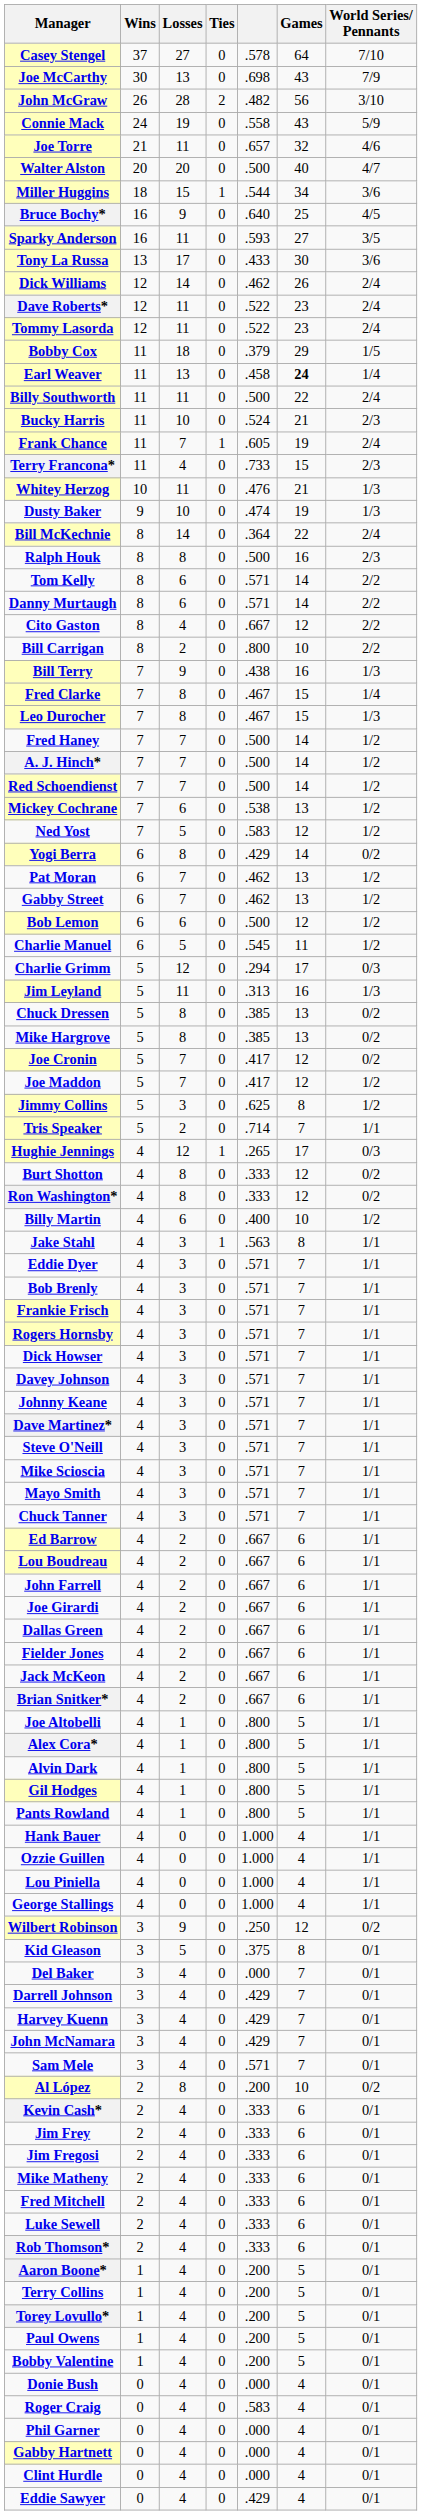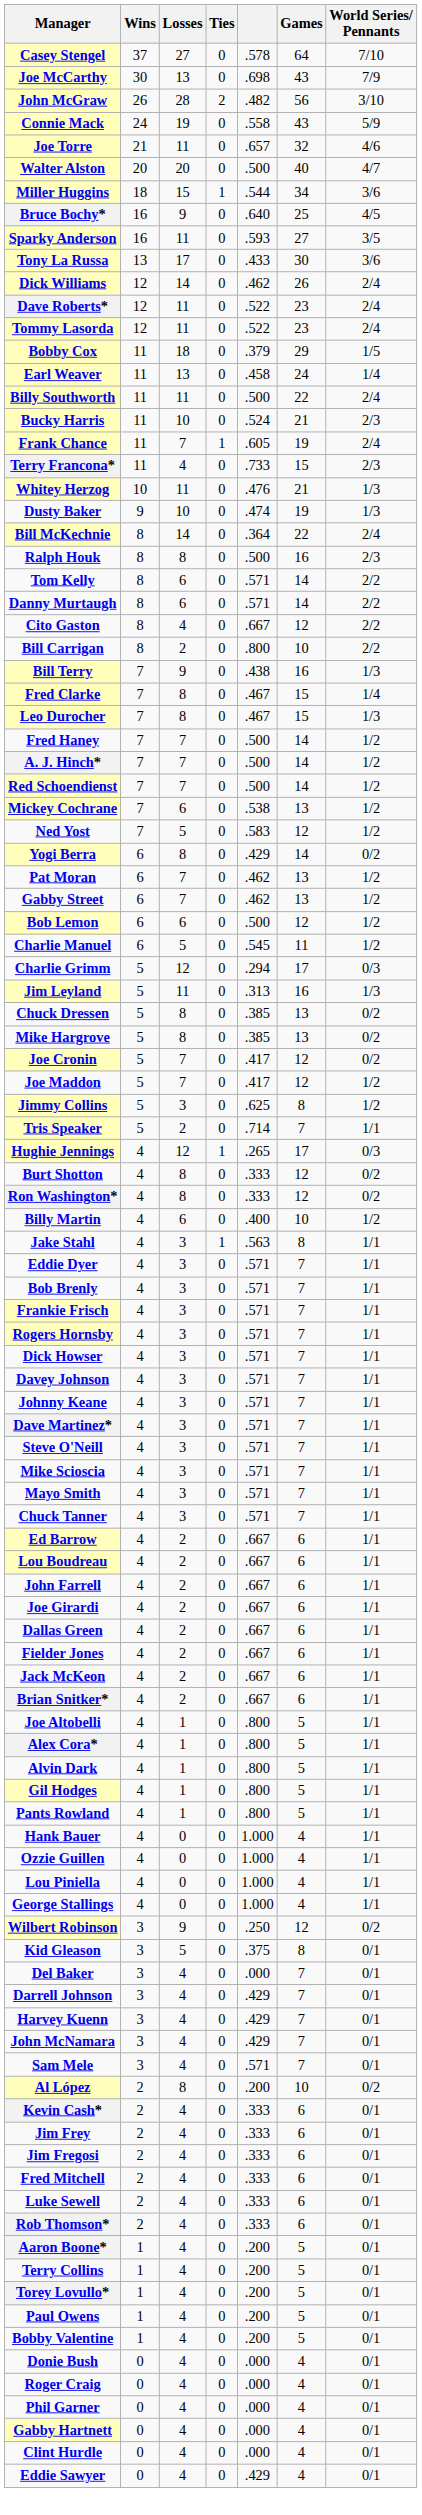(301, 374) bold -> (301, 374) normal
- row: (63, 2178)
(257, 2407) .583 -> (257, 2384) .000
